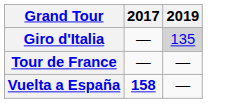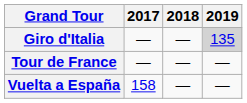+ column: (183, 16)
(143, 86) bold -> (143, 86) normal
